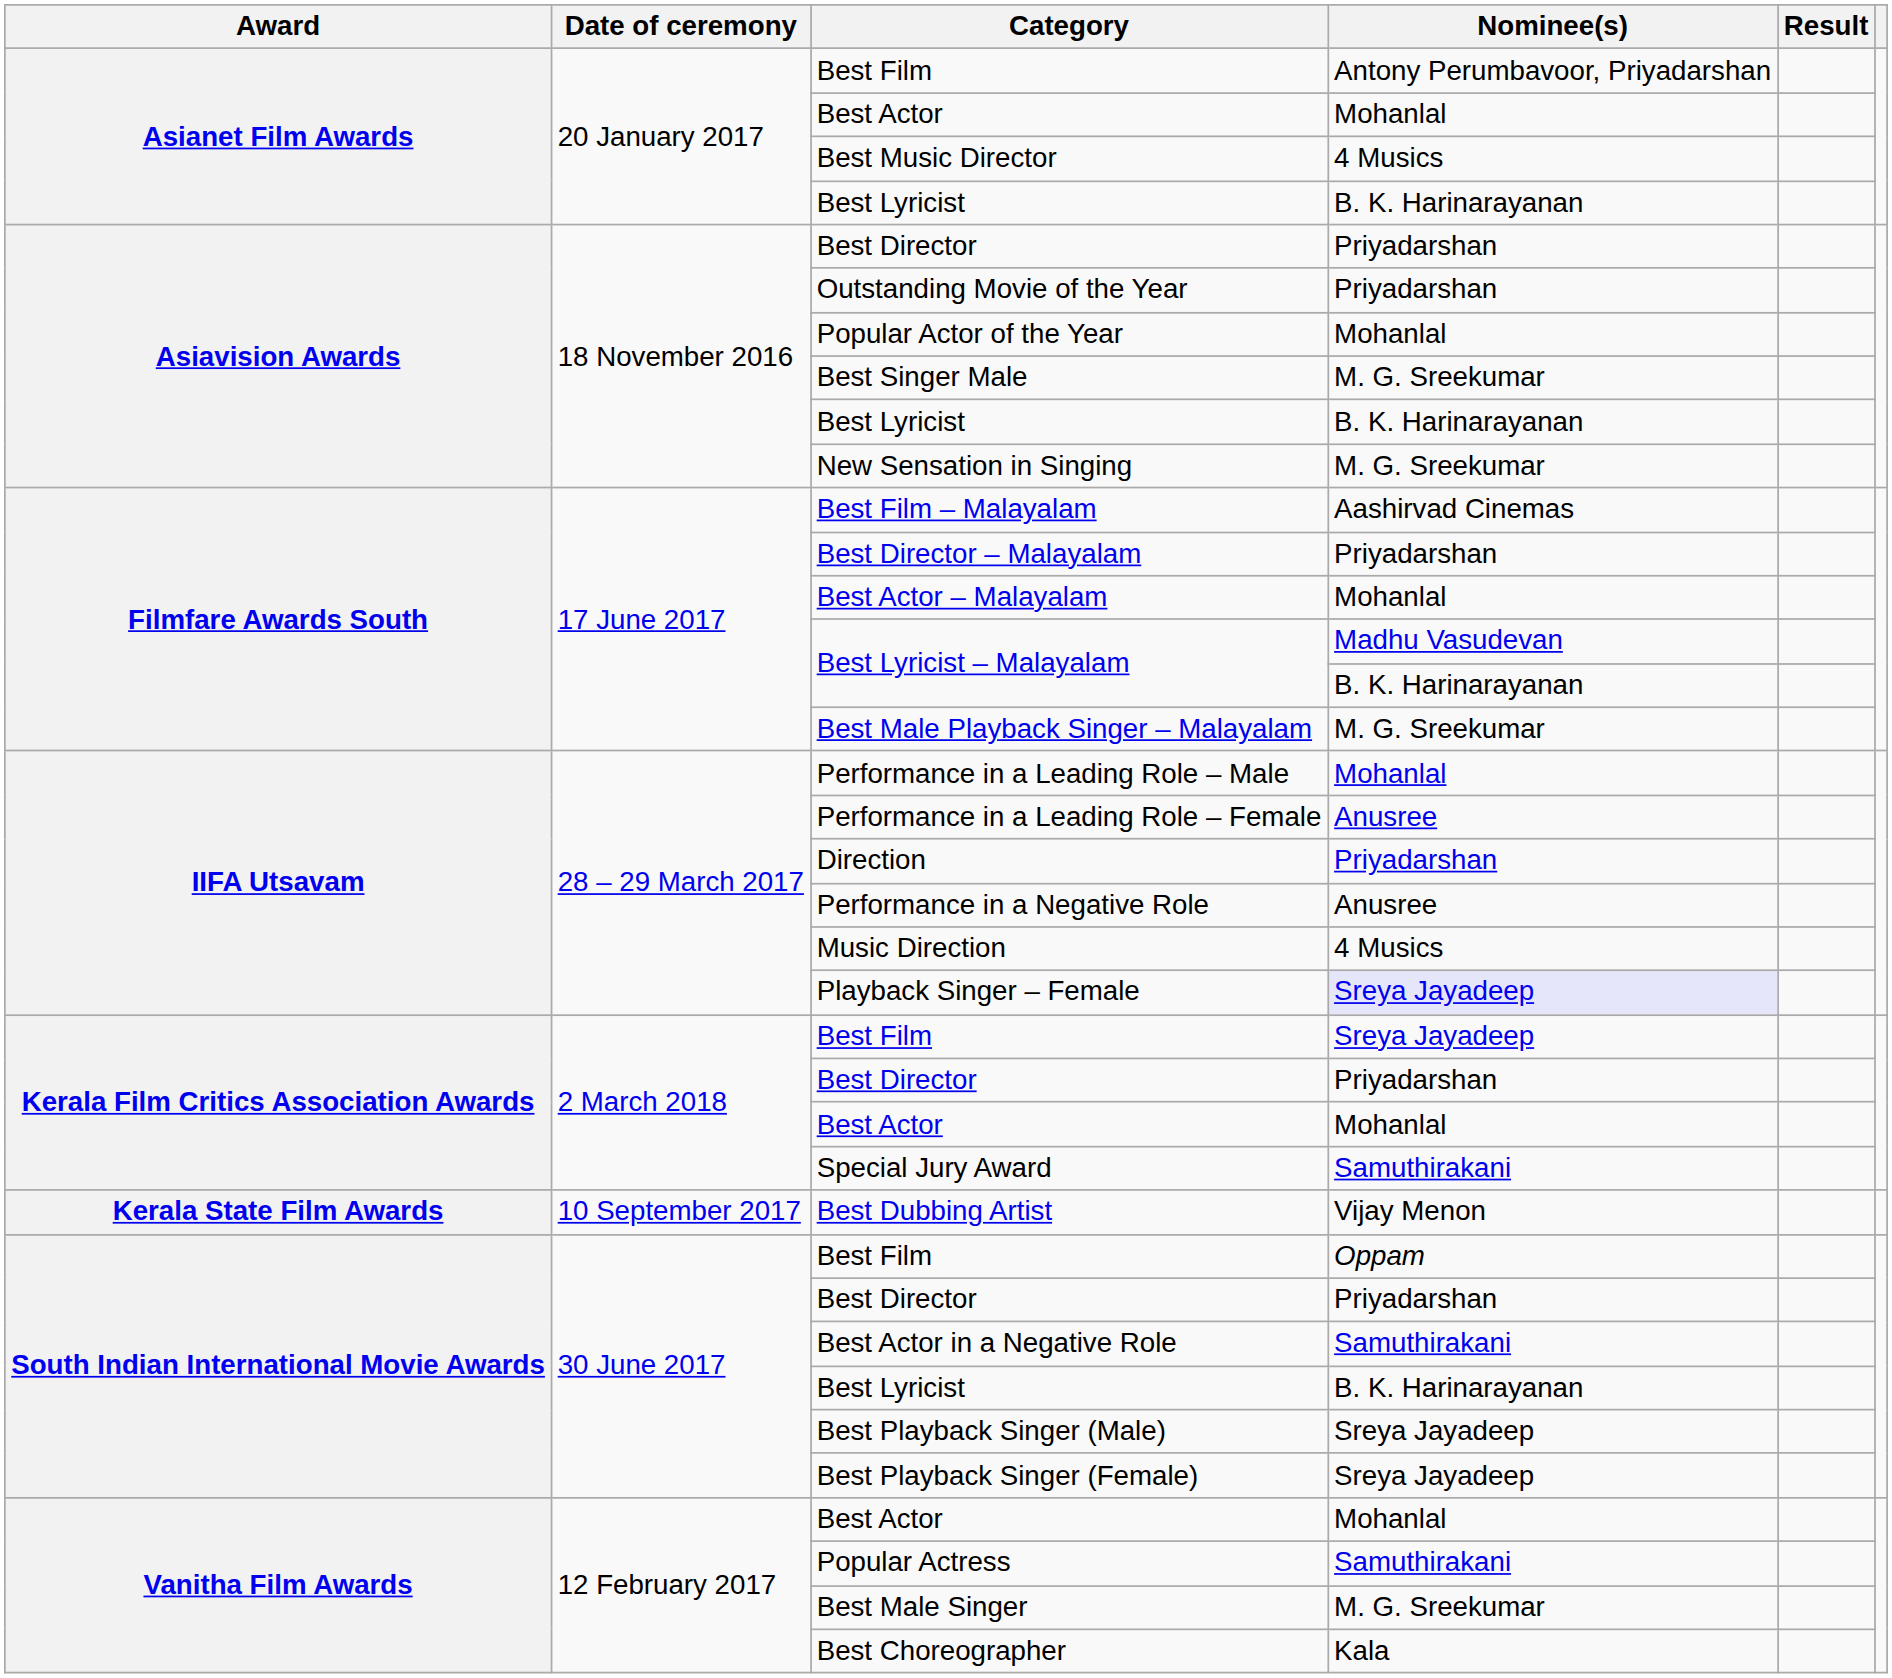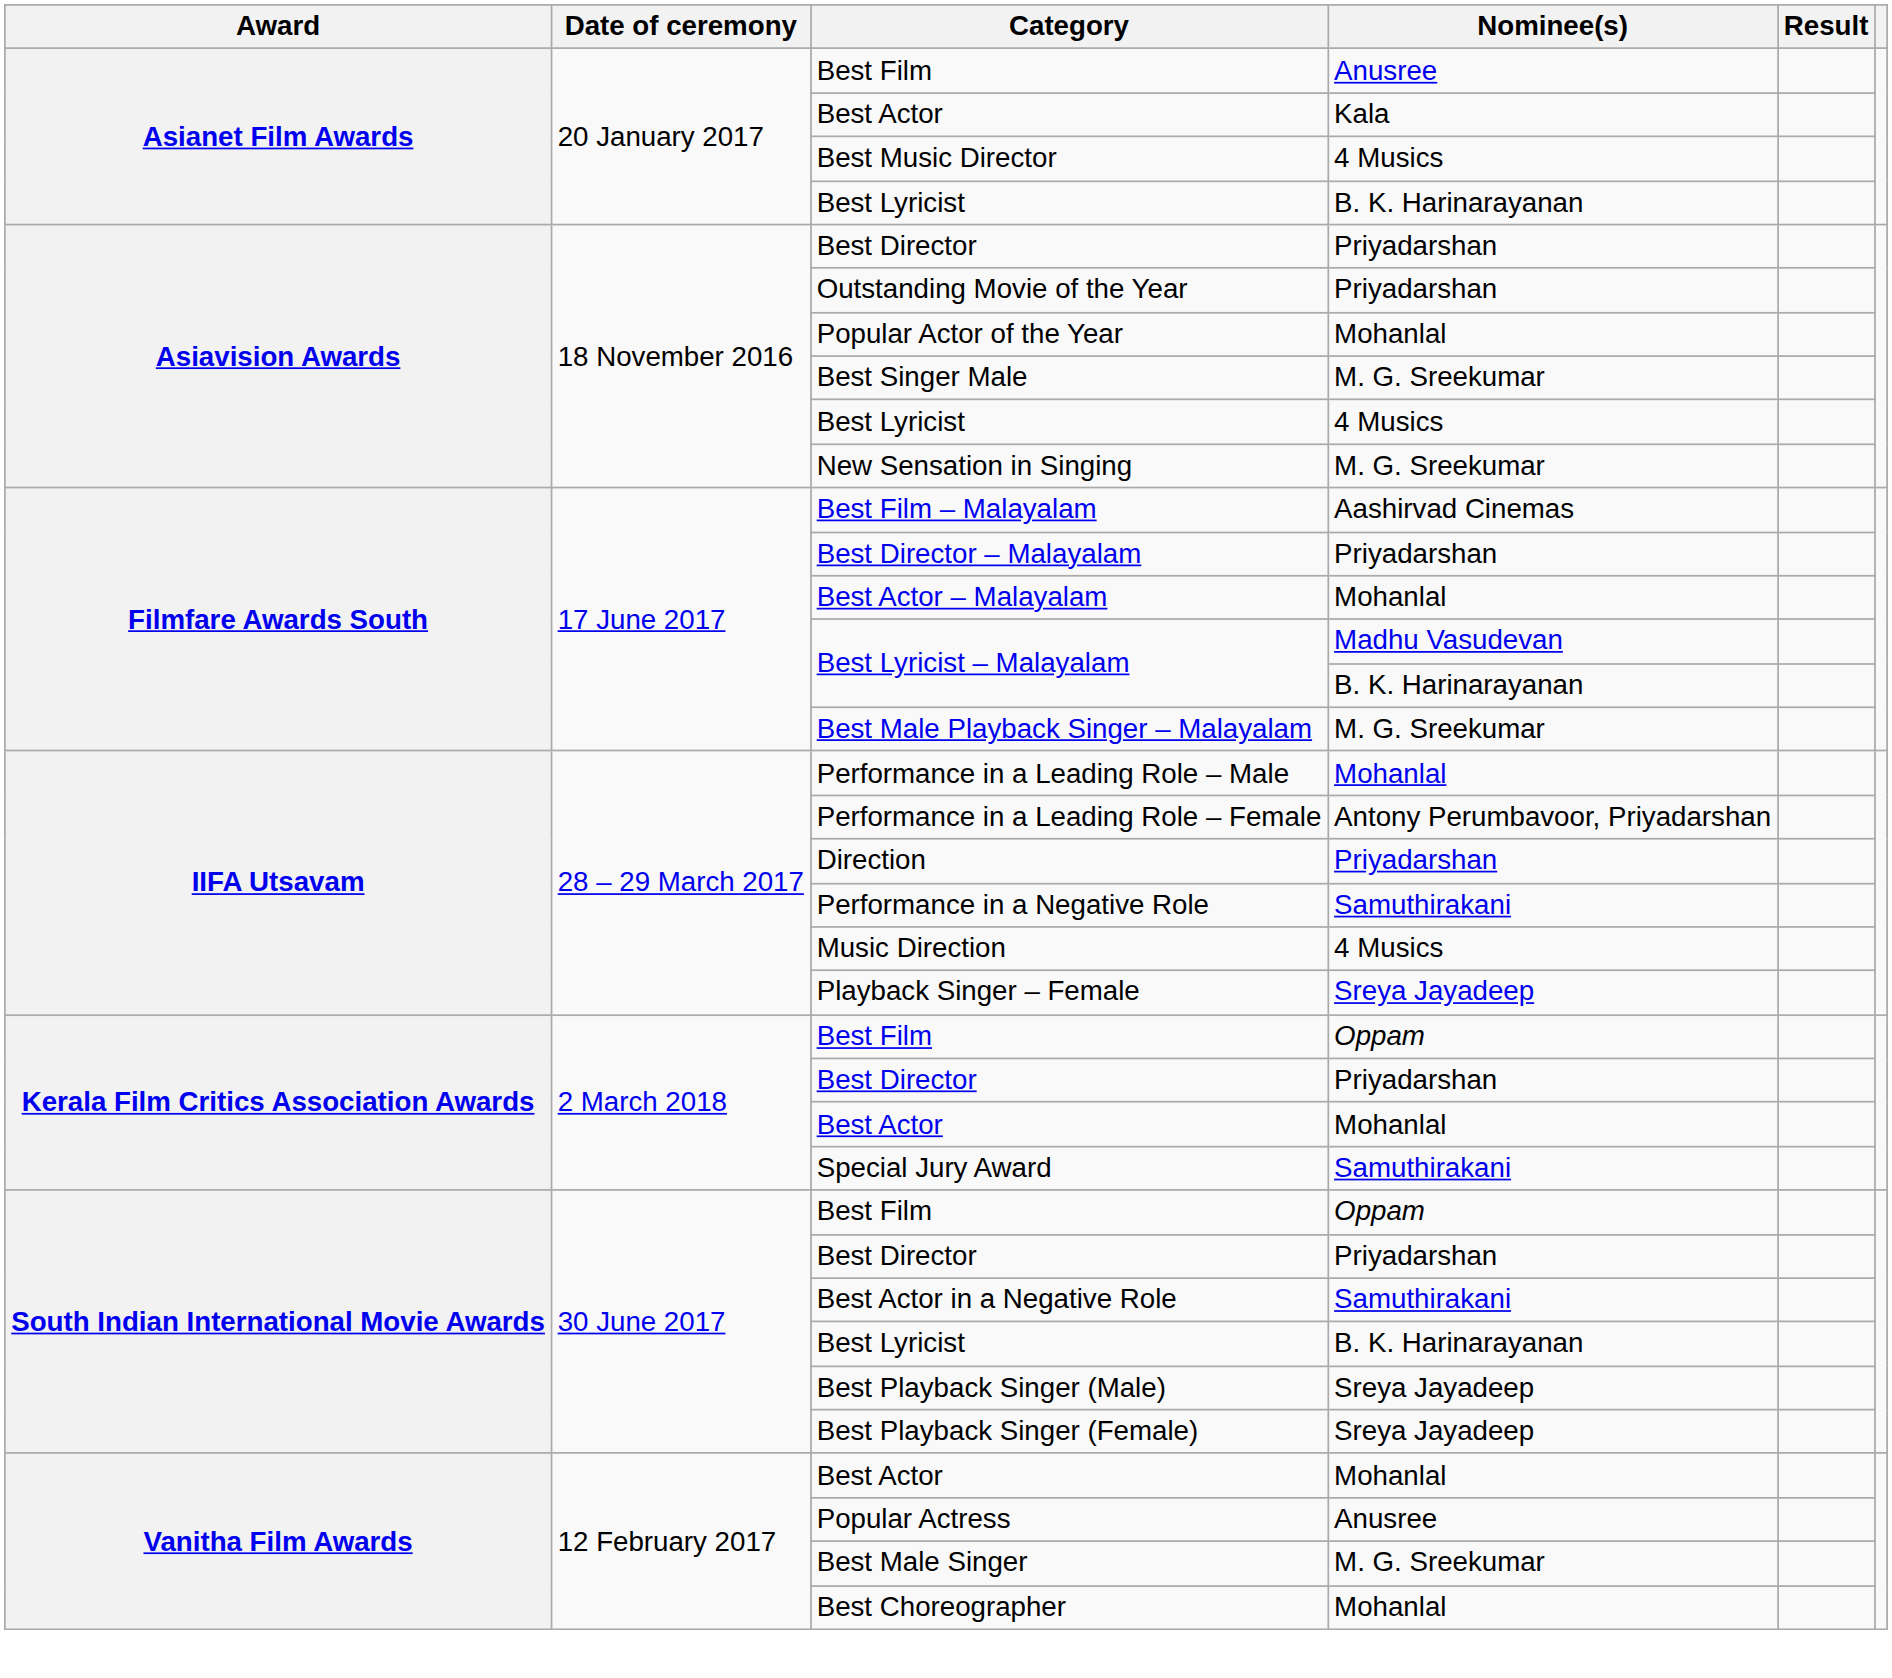(1553, 70) Antony Perumbavoor, Priyadarshan -> (1386, 70) Anusree
(1390, 114) Mohanlal -> (1362, 114) Kala
(1459, 421) B. K. Harinarayanan -> (1389, 421) 4 Musics
(1386, 816) Anusree -> (1553, 816) Antony Perumbavoor, Priyadarshan
(1386, 904) Anusree -> (1423, 904) Samuthirakani
(1434, 992) lavender background -> (1434, 992) no background
(1434, 1036) Sreya Jayadeep -> (1379, 1036) Oppam
- row: (278, 1211)
(1423, 1562) Samuthirakani -> (1386, 1519) Anusree
(1362, 1650) Kala -> (1390, 1606) Mohanlal
